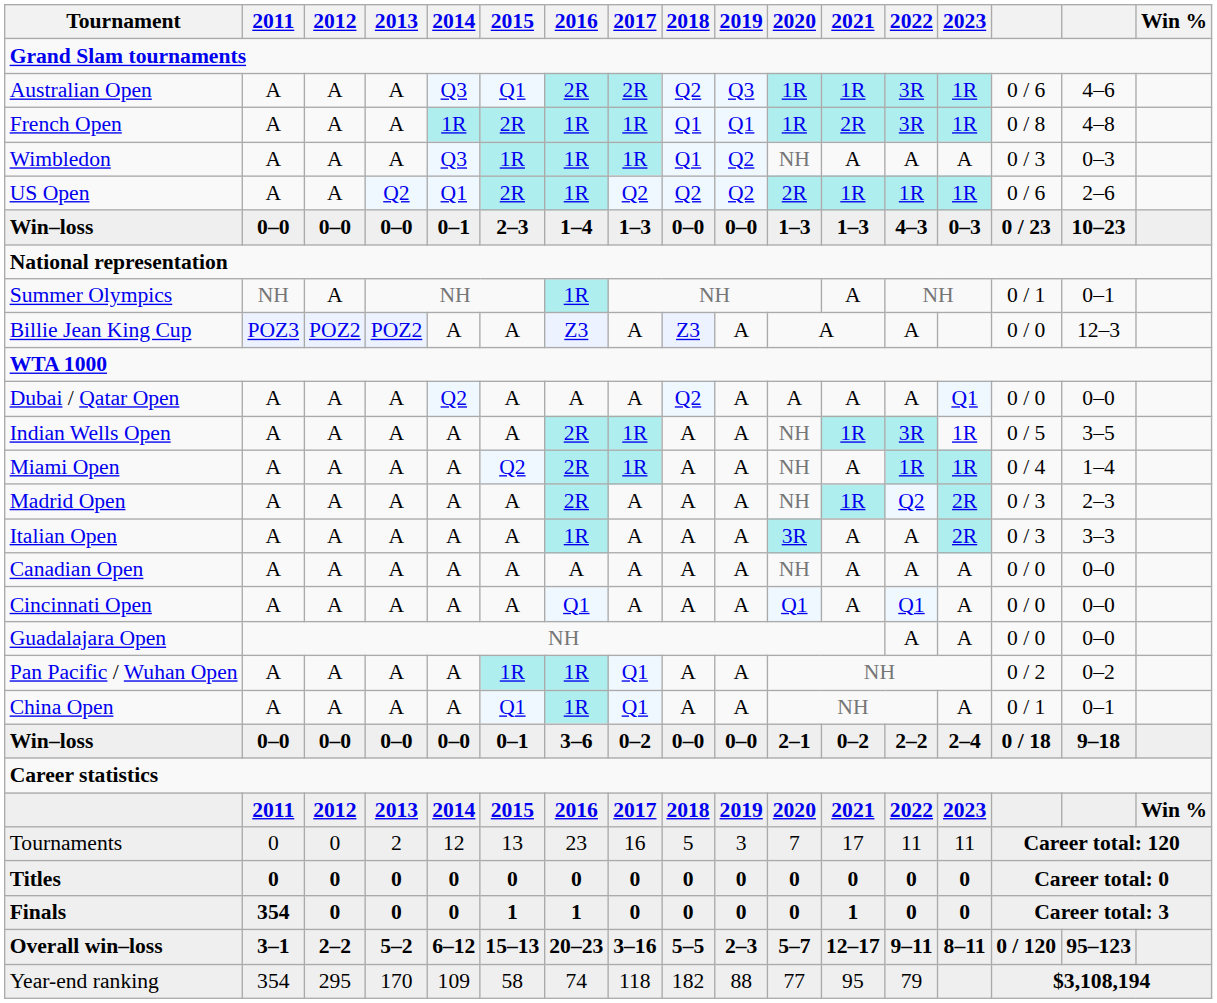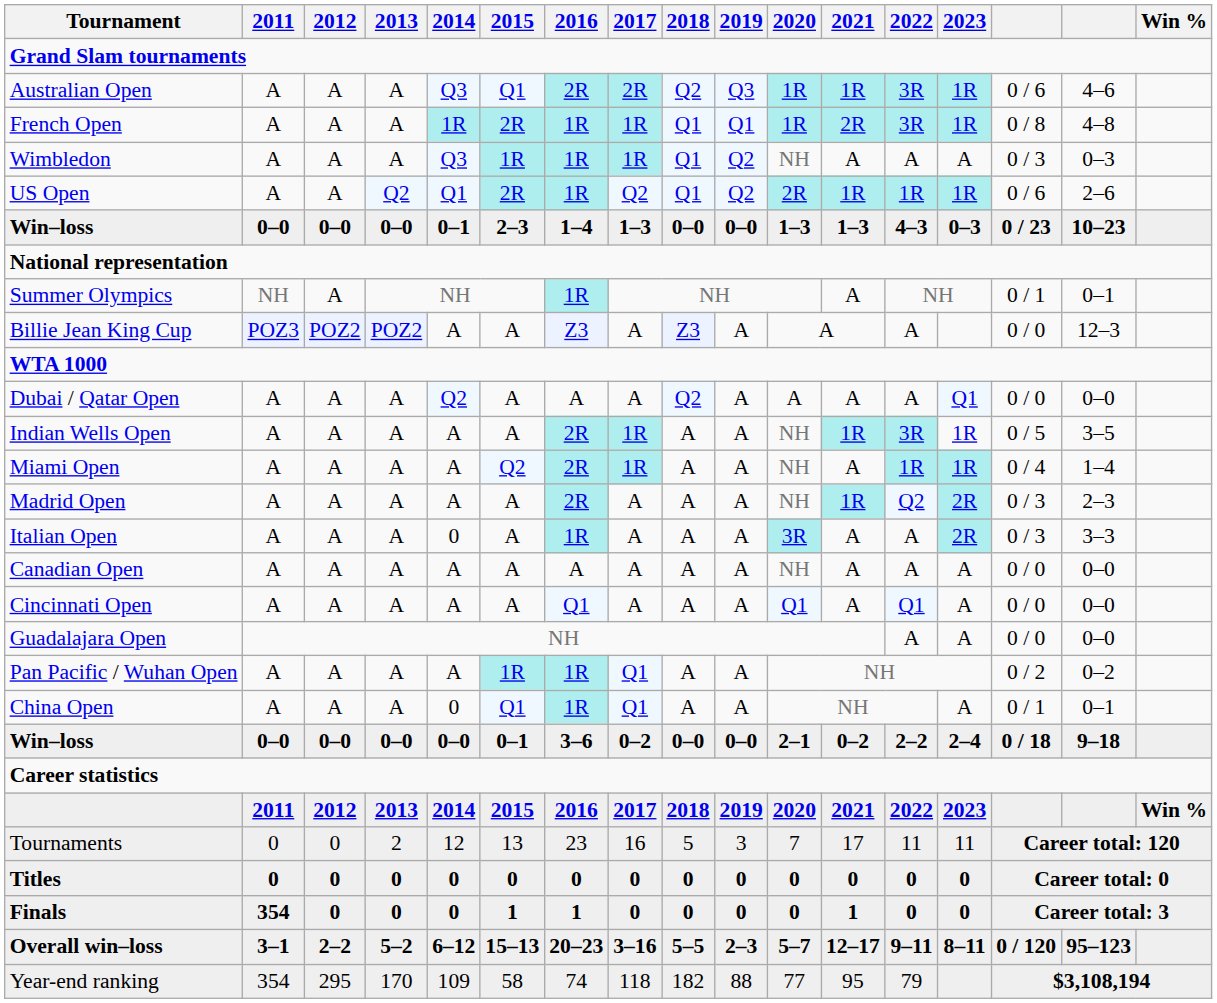(688, 192) Q2 -> (688, 192) Q1
(454, 535) A -> (454, 535) 0
(454, 706) A -> (454, 706) 0
